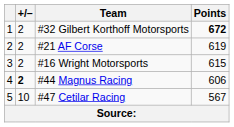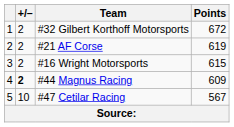(217, 30) bold -> (217, 30) normal
(217, 80) 606 -> (217, 80) 609
